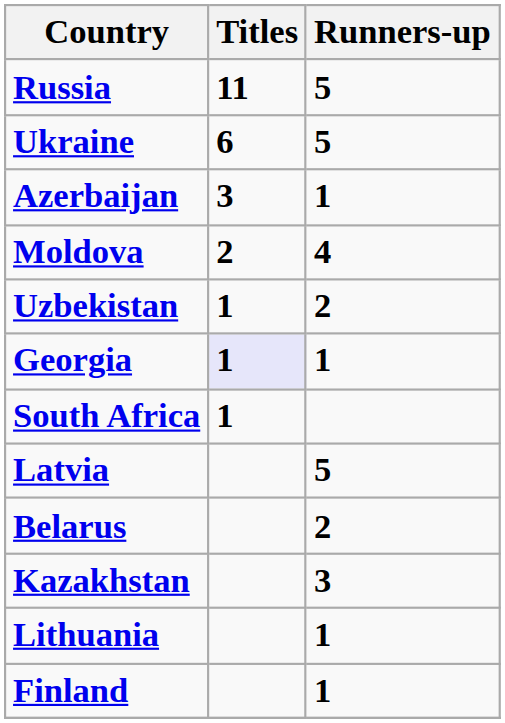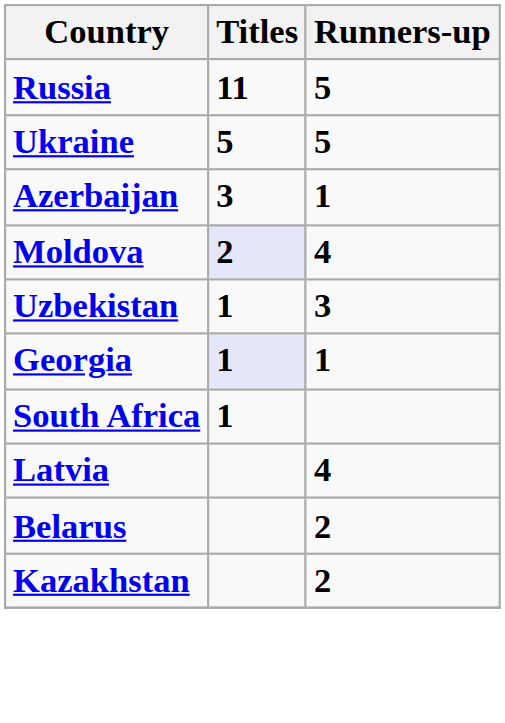(225, 141) 6 -> (225, 141) 5
(225, 251) no background -> (225, 251) lavender background
(323, 305) 2 -> (323, 305) 3
(323, 470) 5 -> (323, 470) 4
(323, 580) 3 -> (323, 580) 2
- row: (86, 634)
- row: (71, 689)
